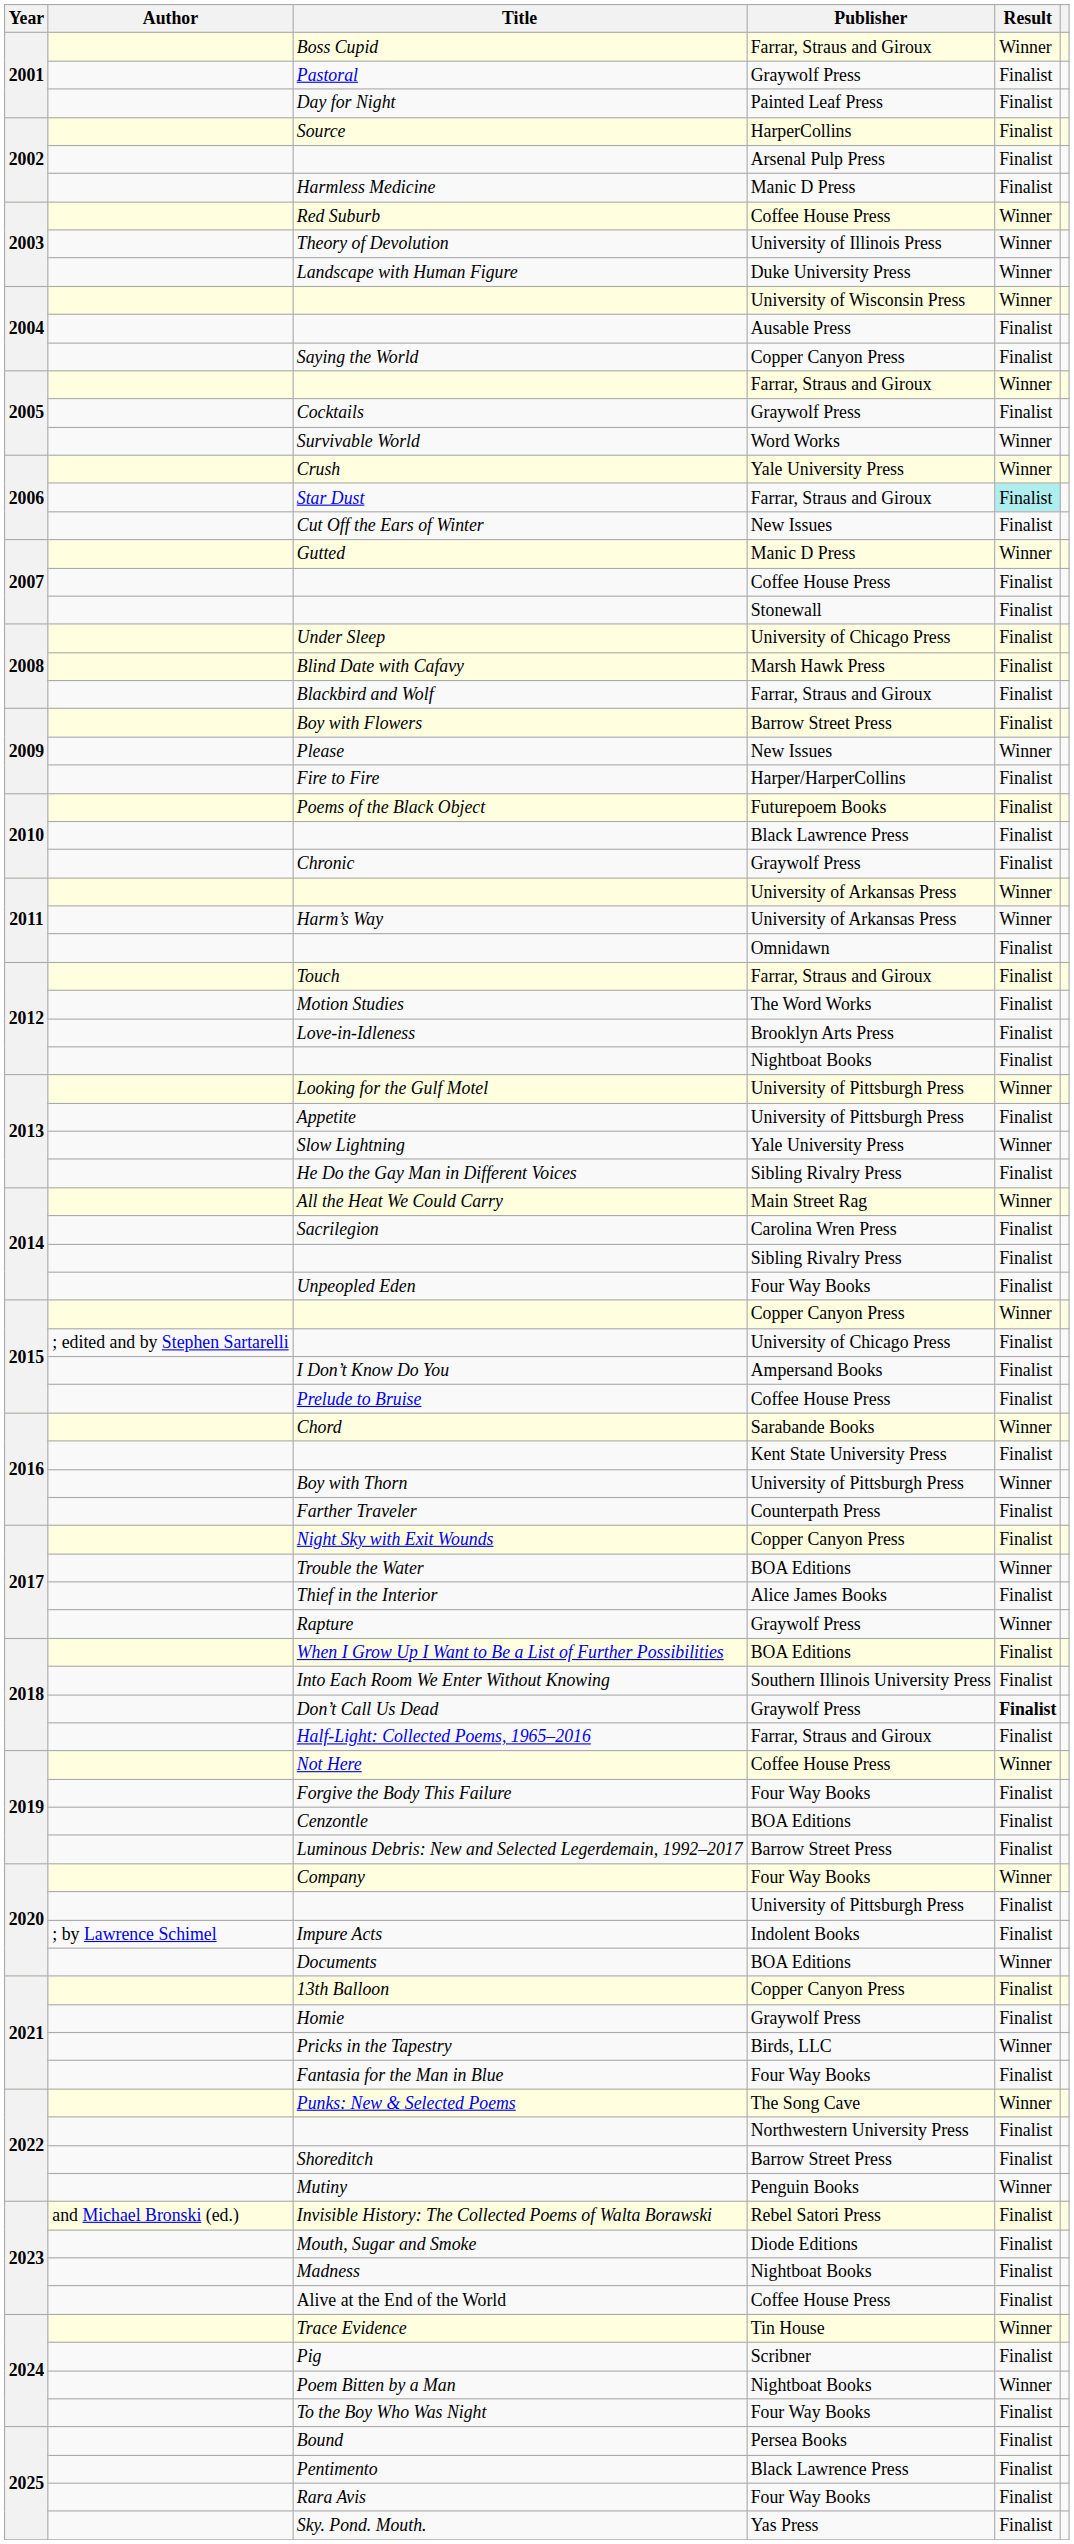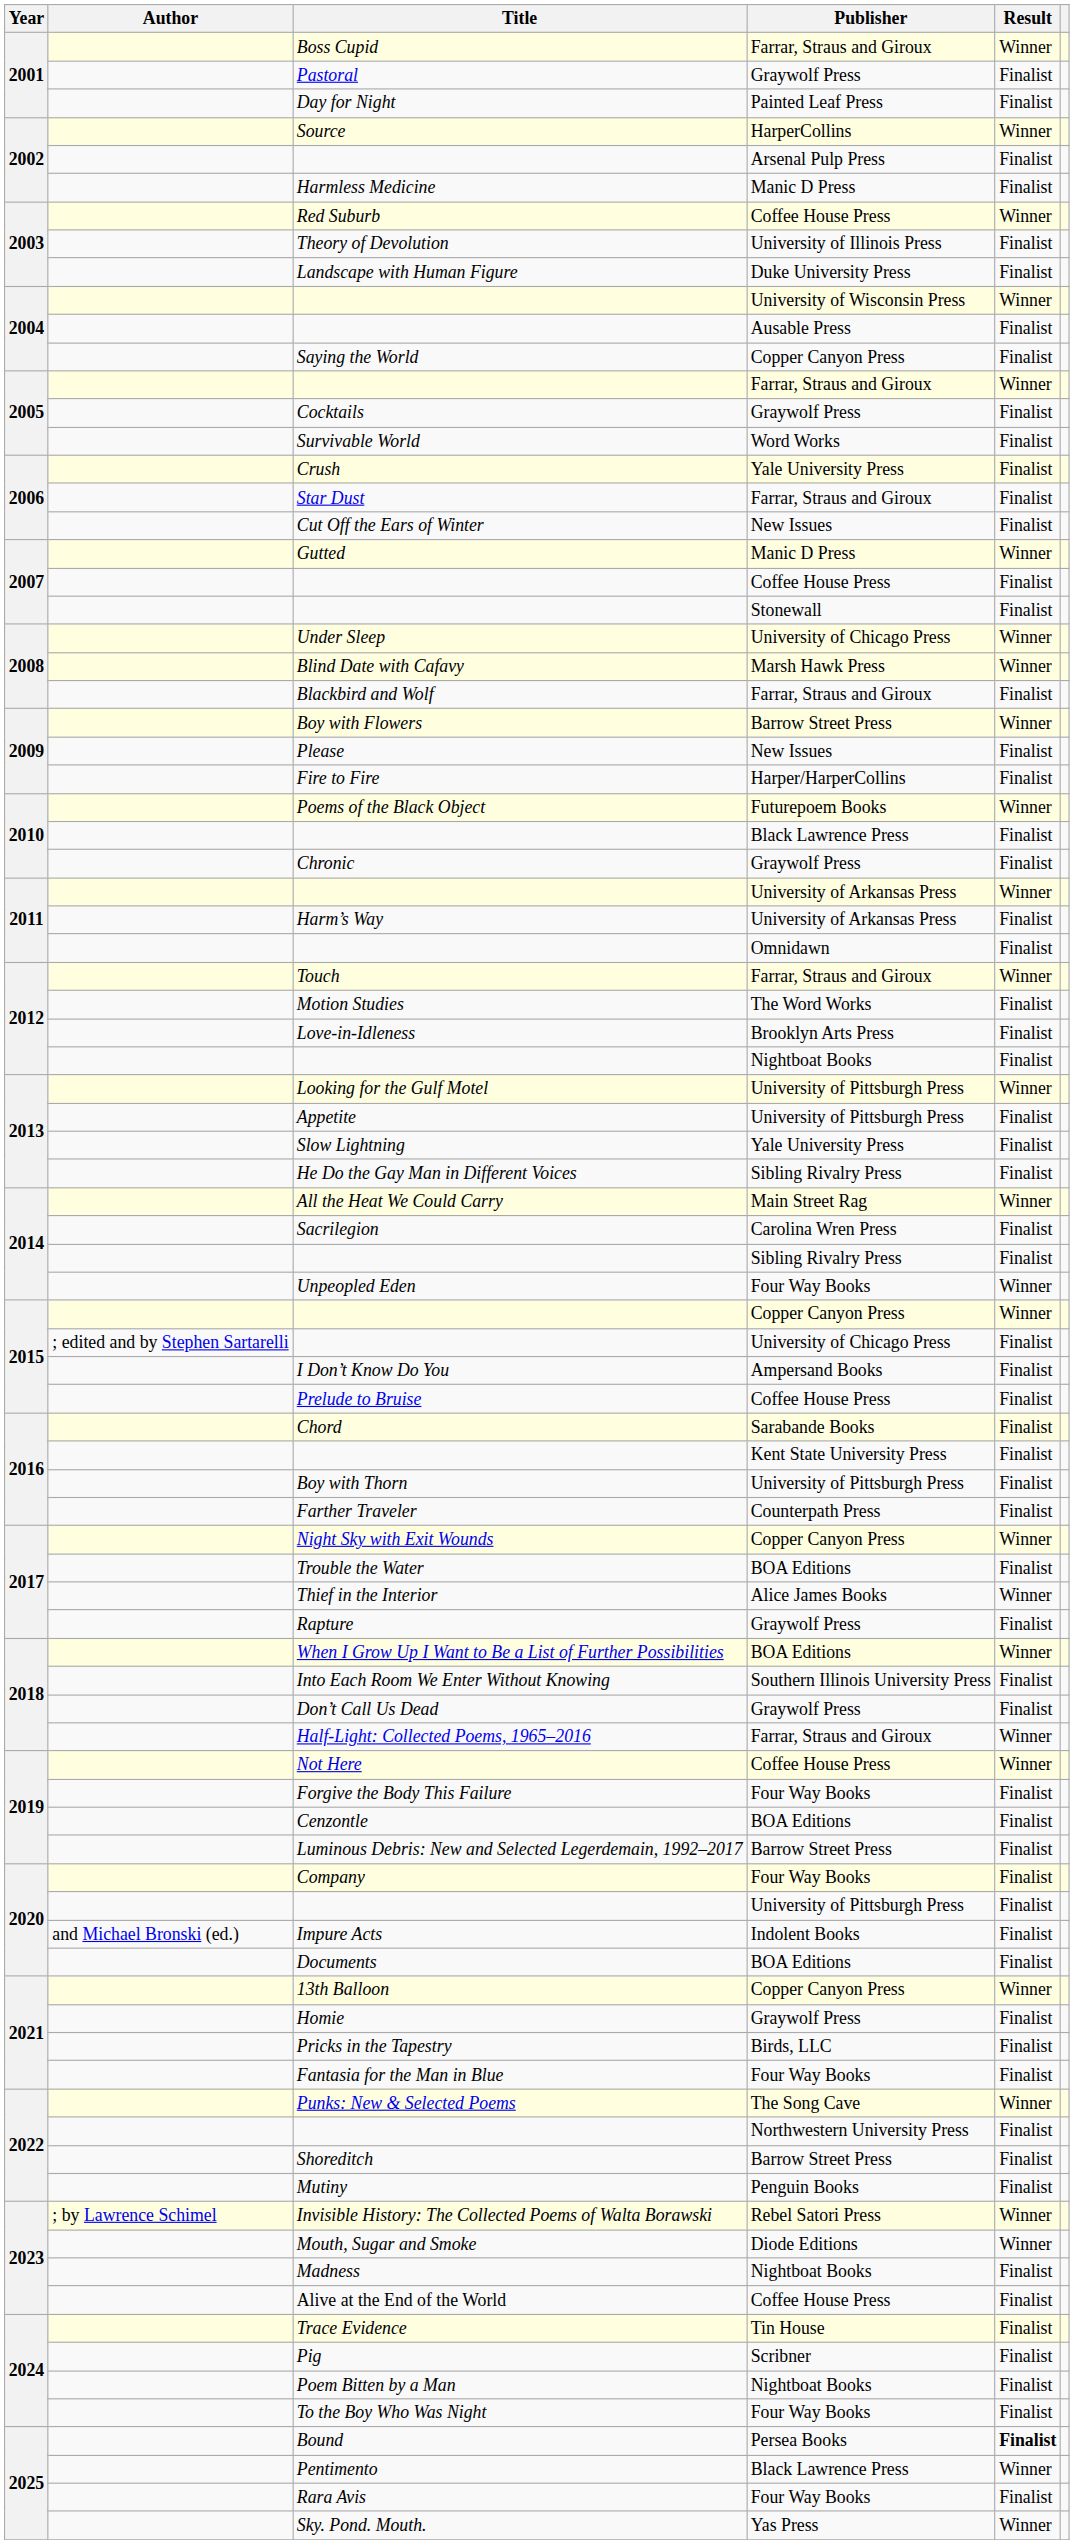(1026, 131) Finalist -> (1025, 131) Winner
(1025, 243) Winner -> (1026, 243) Finalist
(1025, 272) Winner -> (1026, 272) Finalist
(1025, 441) Winner -> (1026, 441) Finalist
(1025, 469) Winner -> (1026, 469) Finalist
(1026, 497) paleturquoise background -> (1026, 497) no background
(1026, 638) Finalist -> (1025, 638) Winner
(1026, 666) Finalist -> (1025, 666) Winner
(1026, 722) Finalist -> (1025, 722) Winner
(1025, 750) Winner -> (1026, 750) Finalist
(1026, 807) Finalist -> (1025, 807) Winner
(1025, 919) Winner -> (1026, 919) Finalist
(1026, 976) Finalist -> (1025, 976) Winner
(1025, 1145) Winner -> (1026, 1145) Finalist
(1026, 1286) Finalist -> (1025, 1286) Winner
(1025, 1426) Winner -> (1026, 1426) Finalist
(1025, 1483) Winner -> (1026, 1483) Finalist
(1026, 1539) Finalist -> (1025, 1539) Winner
(1025, 1567) Winner -> (1026, 1567) Finalist
(1026, 1595) Finalist -> (1025, 1595) Winner
(1025, 1624) Winner -> (1026, 1624) Finalist
(1026, 1652) Finalist -> (1025, 1652) Winner
(1028, 1708) bold -> (1026, 1708) normal
(1026, 1736) Finalist -> (1025, 1736) Winner
(1025, 1877) Winner -> (1026, 1877) Finalist
(134, 1933) ; by Lawrence Schimel -> (146, 1933) and Michael Bronski (ed.)
(1025, 1962) Winner -> (1026, 1962) Finalist
(1026, 1990) Finalist -> (1025, 1990) Winner
(1025, 2046) Winner -> (1026, 2046) Finalist
(1025, 2187) Winner -> (1026, 2187) Finalist
(146, 2215) and Michael Bronski (ed.) -> (134, 2215) ; by Lawrence Schimel
(1026, 2215) Finalist -> (1025, 2215) Winner
(1026, 2243) Finalist -> (1025, 2243) Winner
(1025, 2328) Winner -> (1026, 2328) Finalist
(1025, 2384) Winner -> (1026, 2384) Finalist
(1026, 2440) normal -> (1028, 2440) bold
(1026, 2469) Finalist -> (1025, 2469) Winner
(1026, 2525) Finalist -> (1025, 2525) Winner
